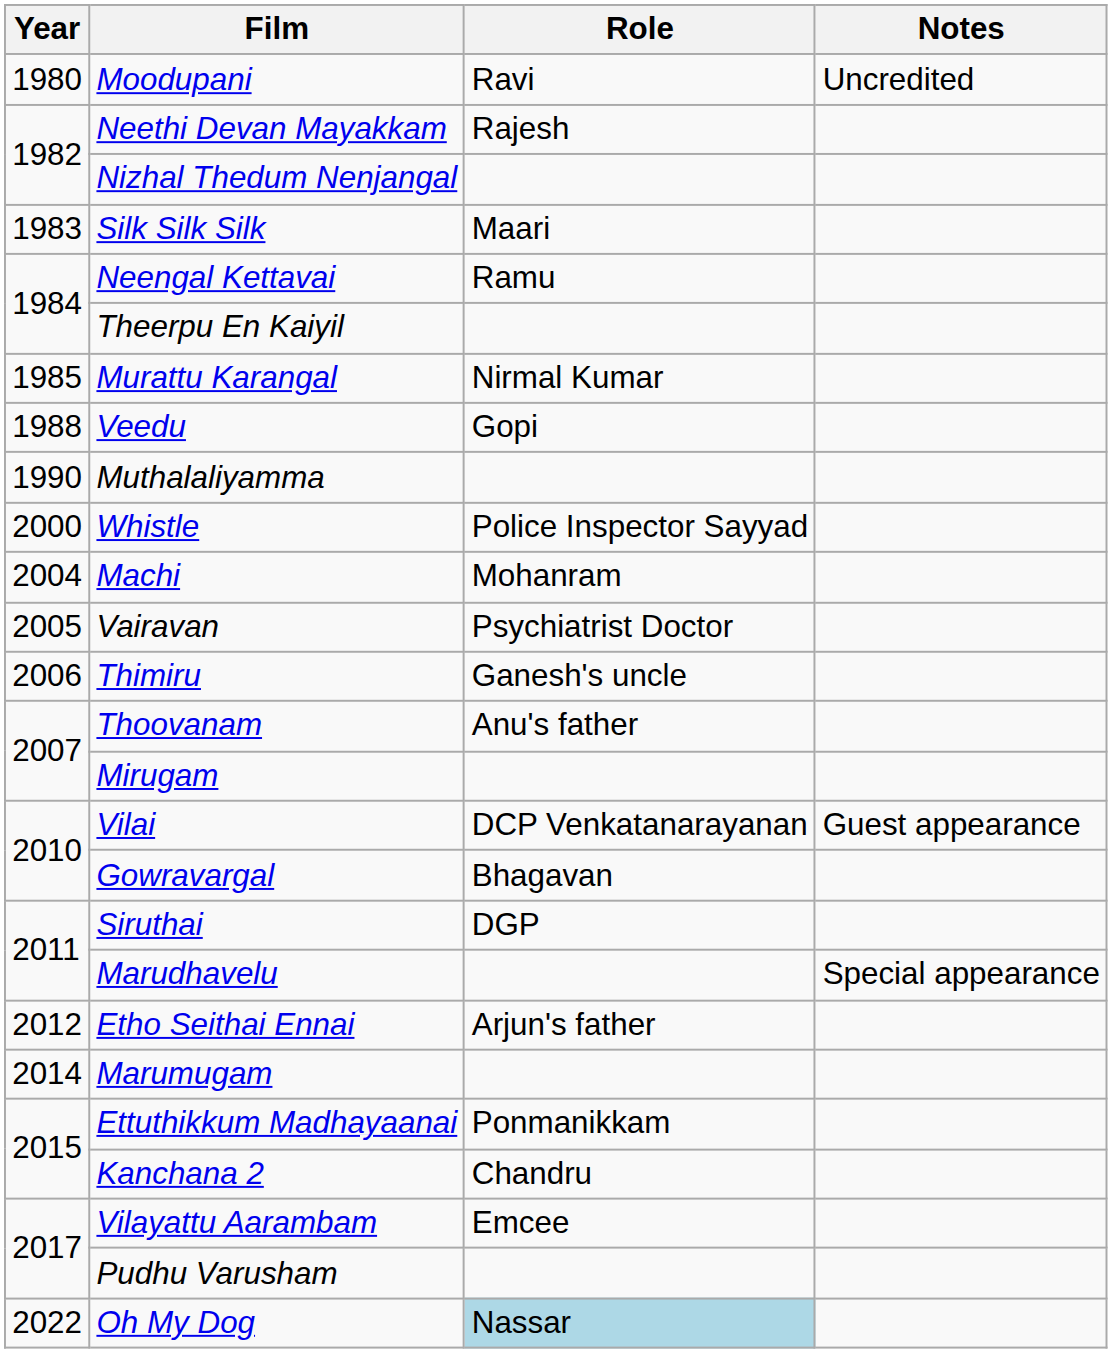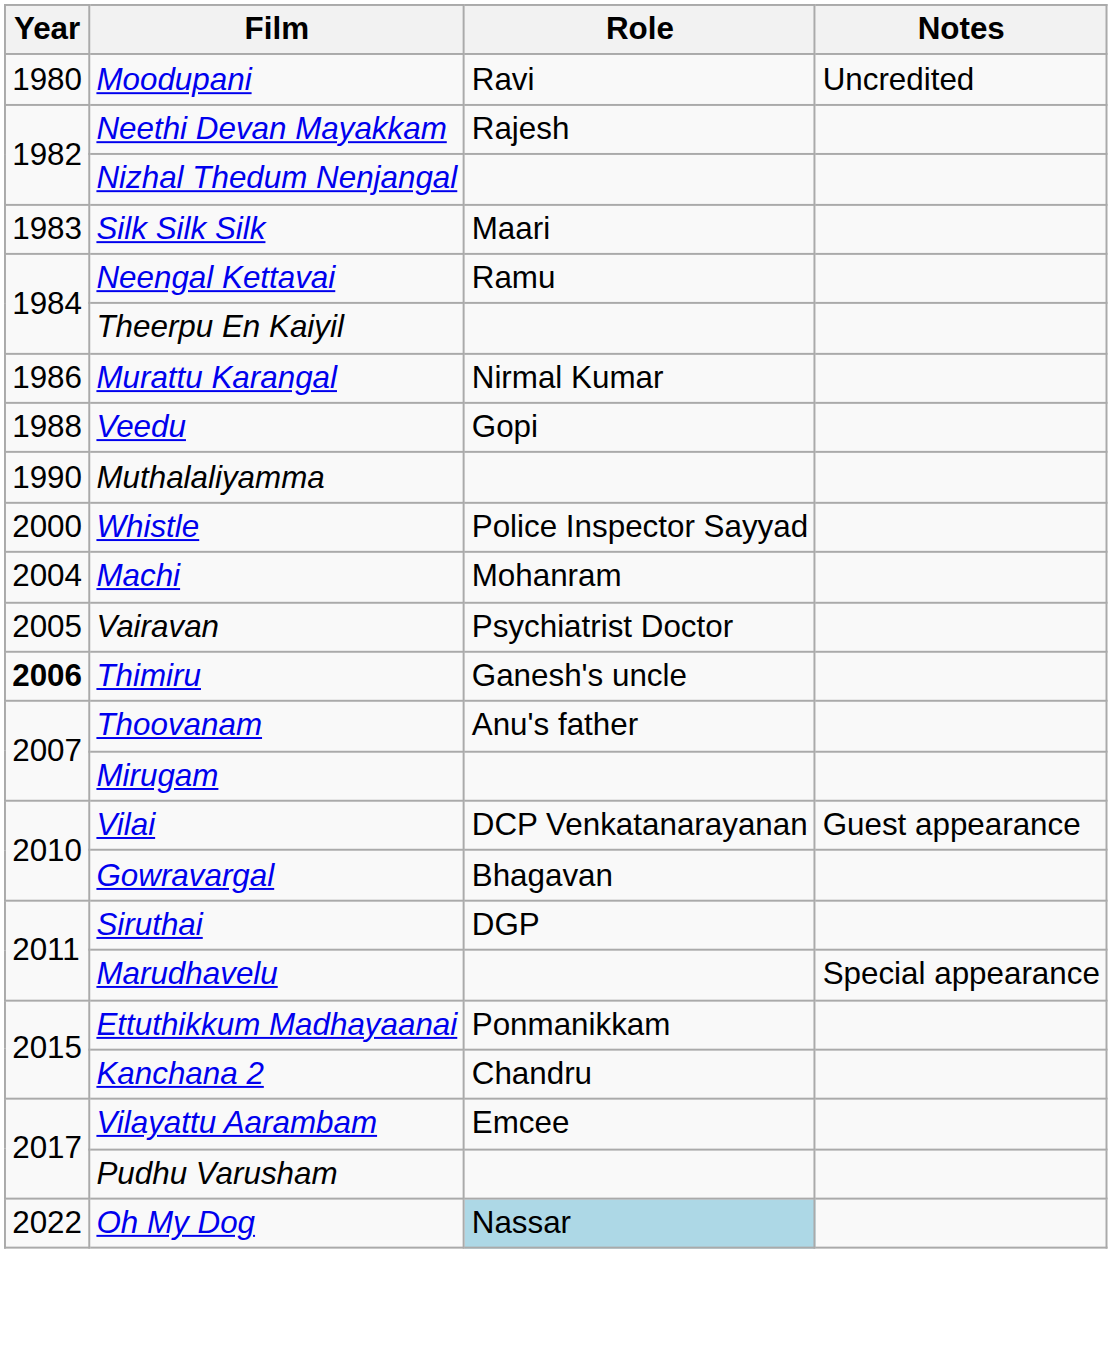(47, 377) 1985 -> (47, 377) 1986
(47, 675) normal -> (47, 675) bold
- row: (225, 1024)
- row: (184, 1073)
